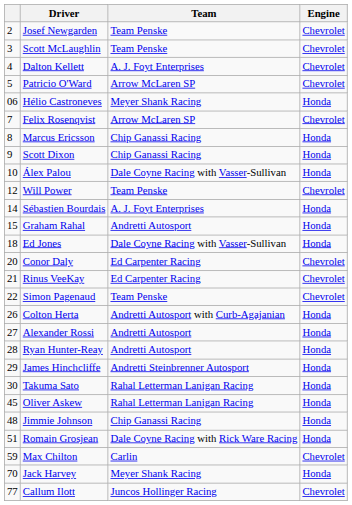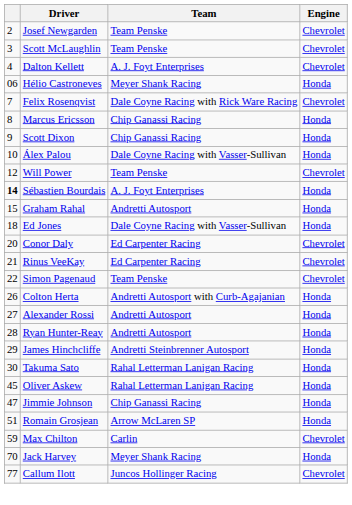- row: (57, 83)
(153, 119) Arrow McLaren SP -> (204, 101) Dale Coyne Racing with Rick Ware Racing
(12, 207) normal -> (12, 190) bold
(12, 420) 48 -> (12, 402) 47
(204, 438) Dale Coyne Racing with Rick Ware Racing -> (153, 420) Arrow McLaren SP
